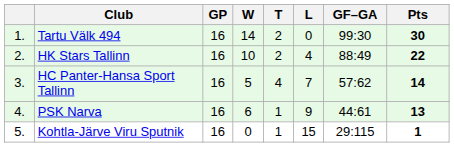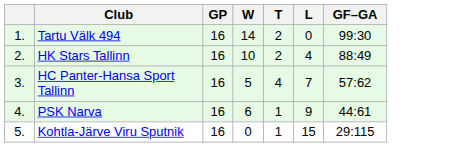- column: (418, 14)
